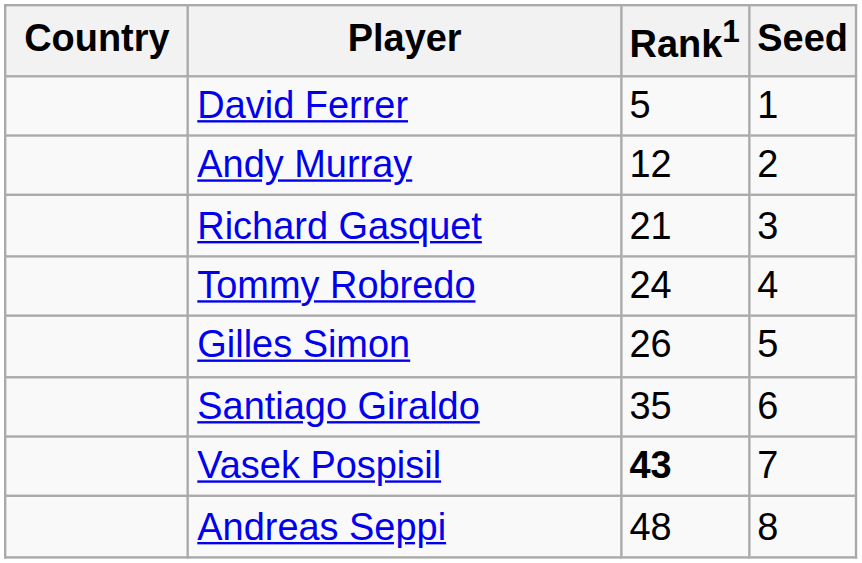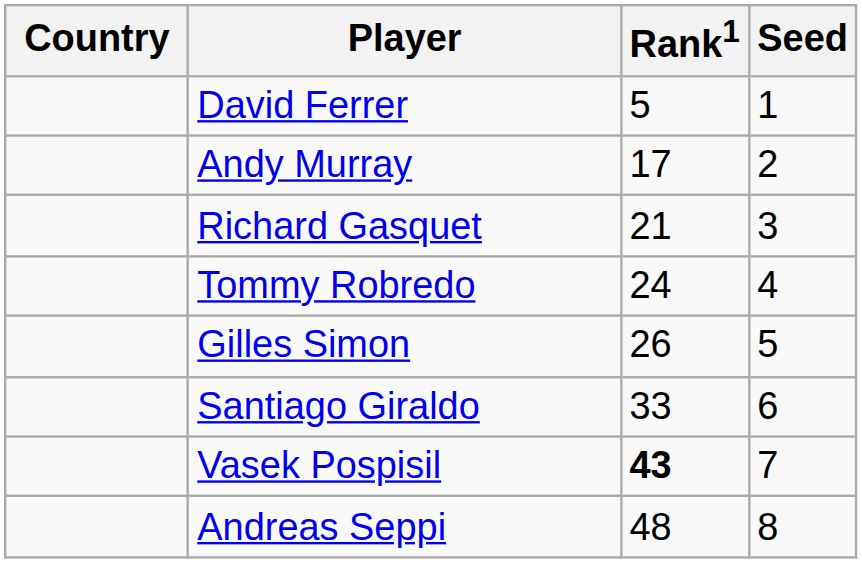(651, 165) 12 -> (651, 165) 17
(651, 405) 35 -> (651, 405) 33
